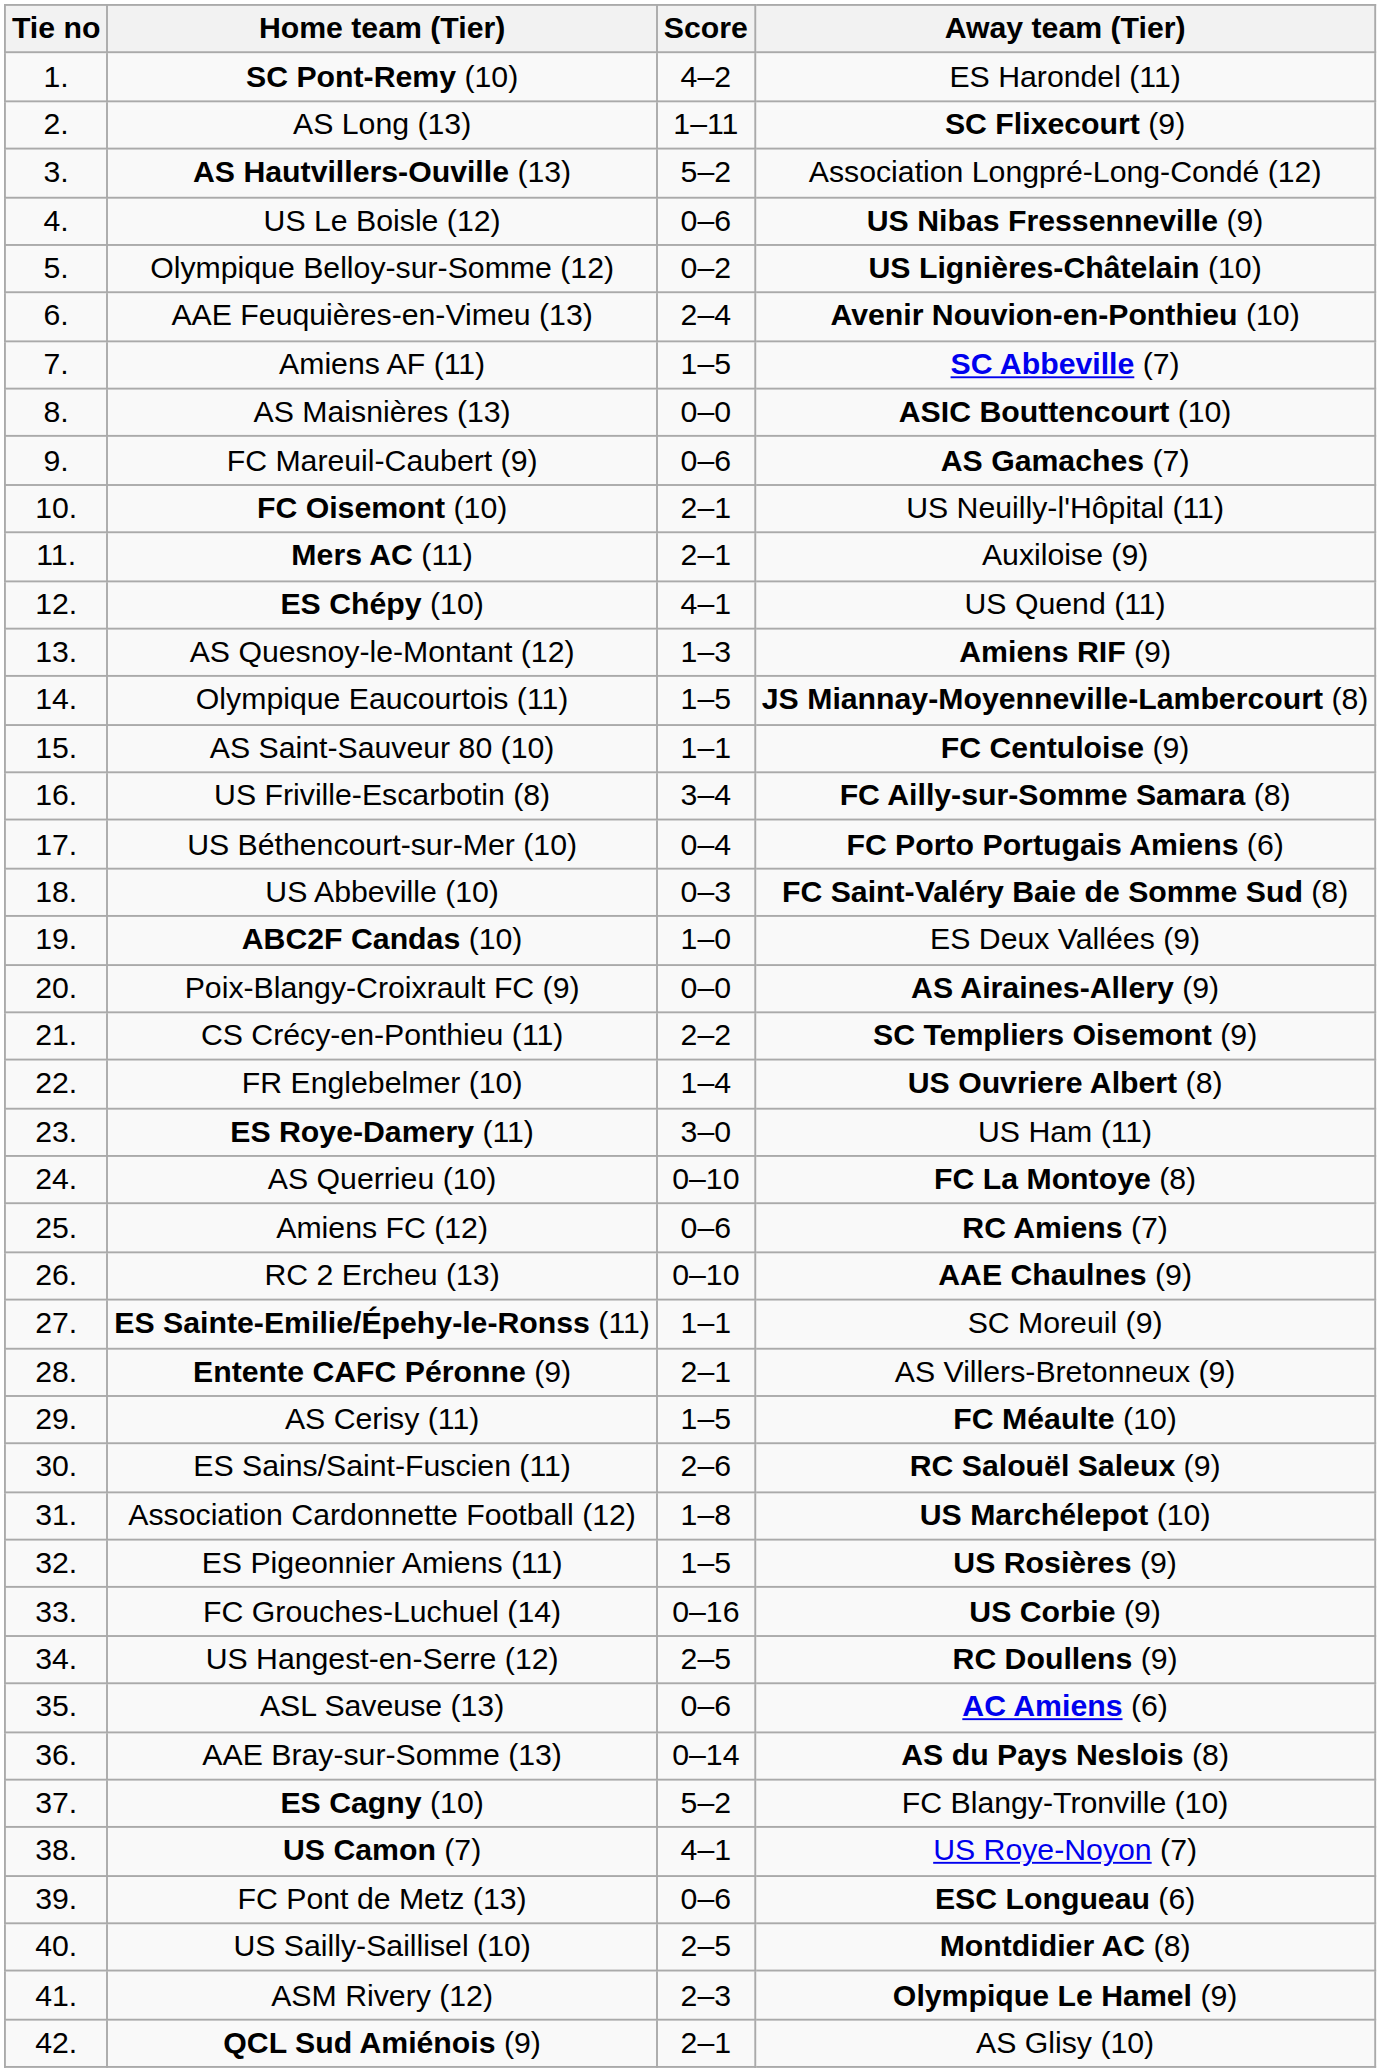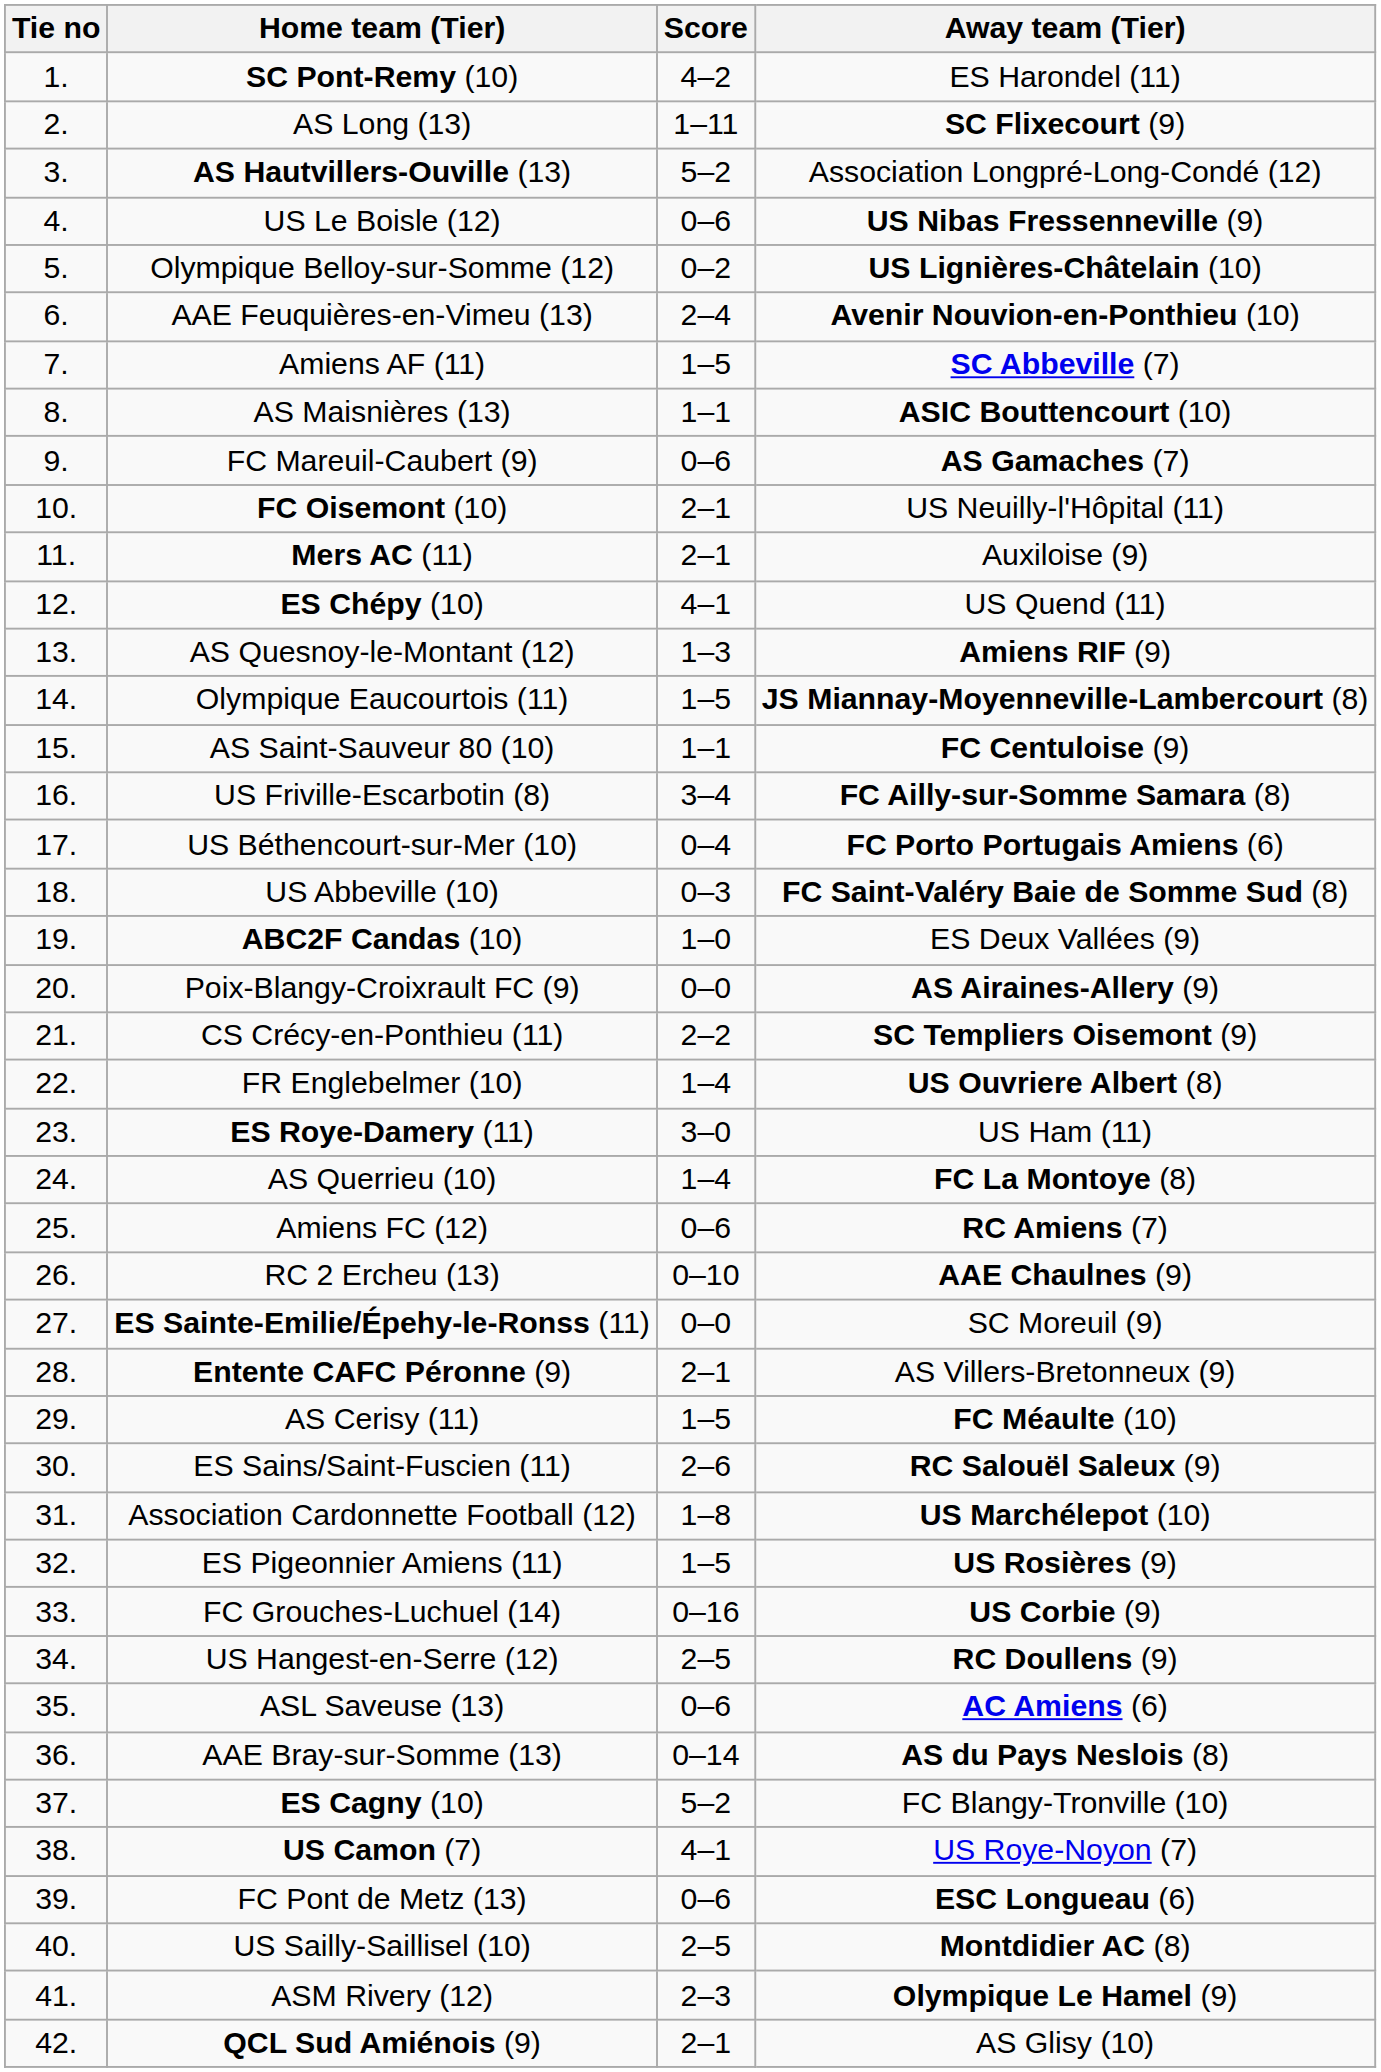(706, 412) 0–0 -> (706, 412) 1–1
(706, 1179) 0–10 -> (706, 1179) 1–4
(706, 1323) 1–1 -> (706, 1323) 0–0
